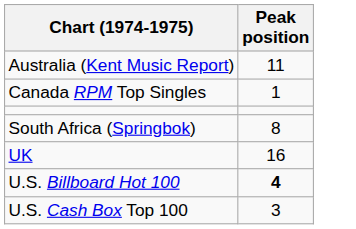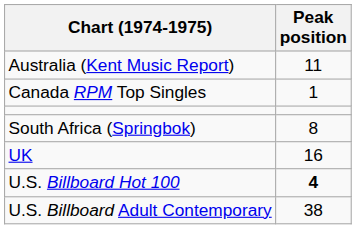+ row: (140, 210)
- row: (98, 210)
